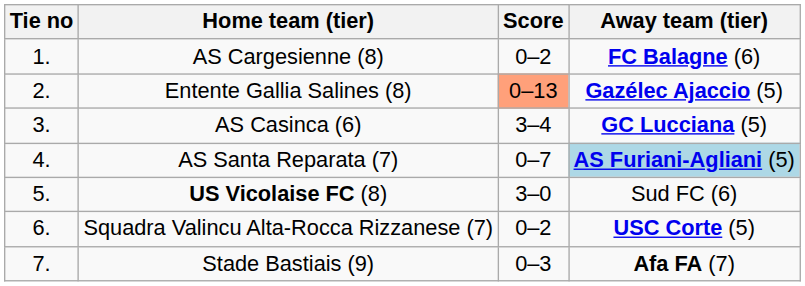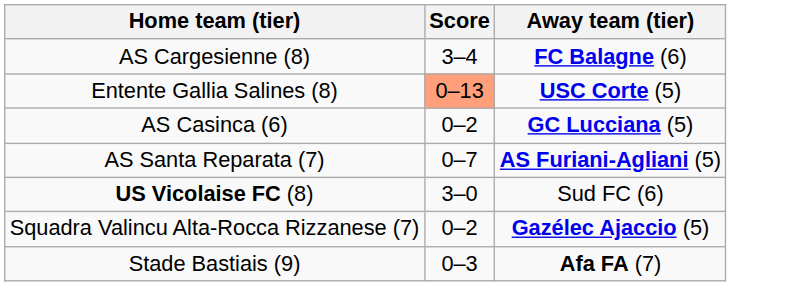- column: (42, 21)
(533, 56) 0–2 -> (460, 56) 3–4
(684, 90) Gazélec Ajaccio (5) -> (610, 90) USC Corte (5)
(533, 125) 3–4 -> (460, 125) 0–2
(684, 159) lightblue background -> (610, 159) no background
(684, 228) USC Corte (5) -> (610, 228) Gazélec Ajaccio (5)
